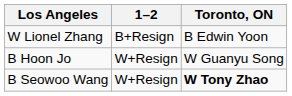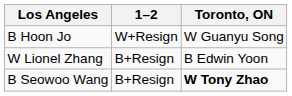rows swapped: (39, 58) <-> (55, 36)
(146, 79) W+Resign -> (144, 79) B+Resign
